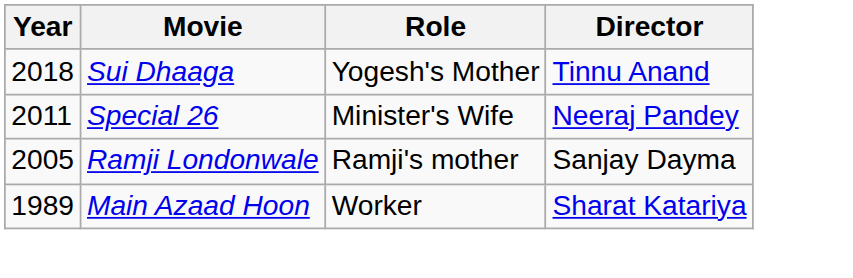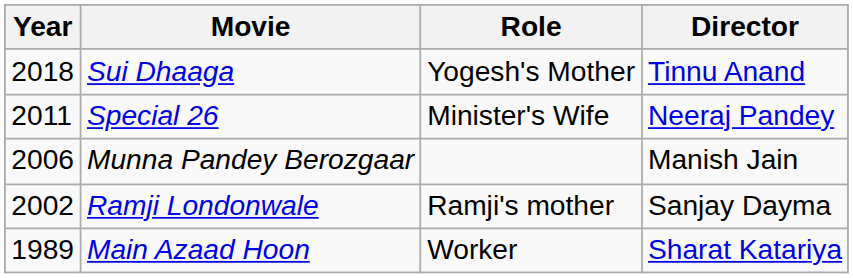+ row: (251, 160)
(43, 160) 2005 -> (43, 205) 2002
